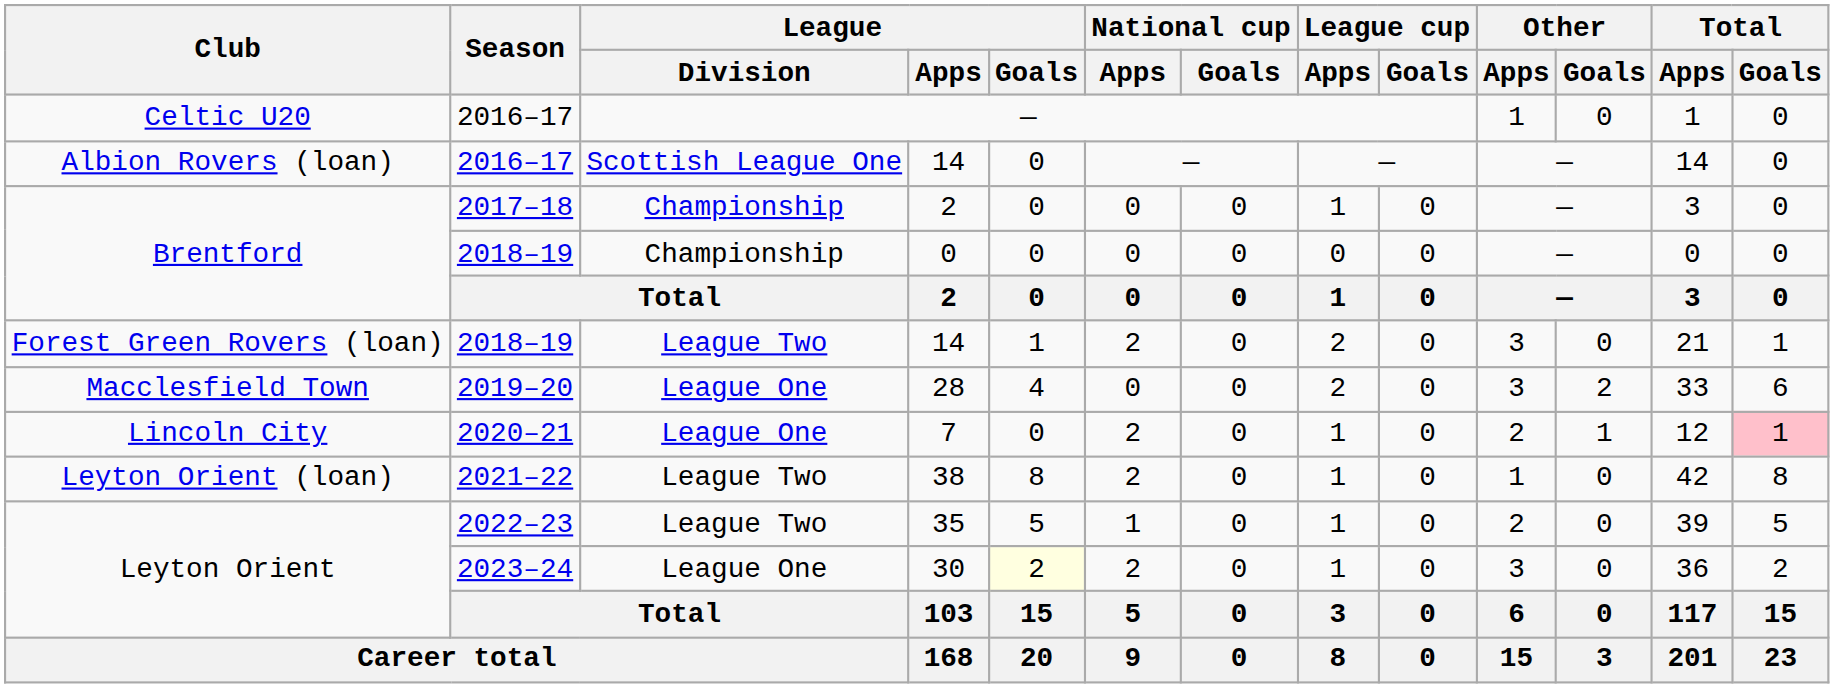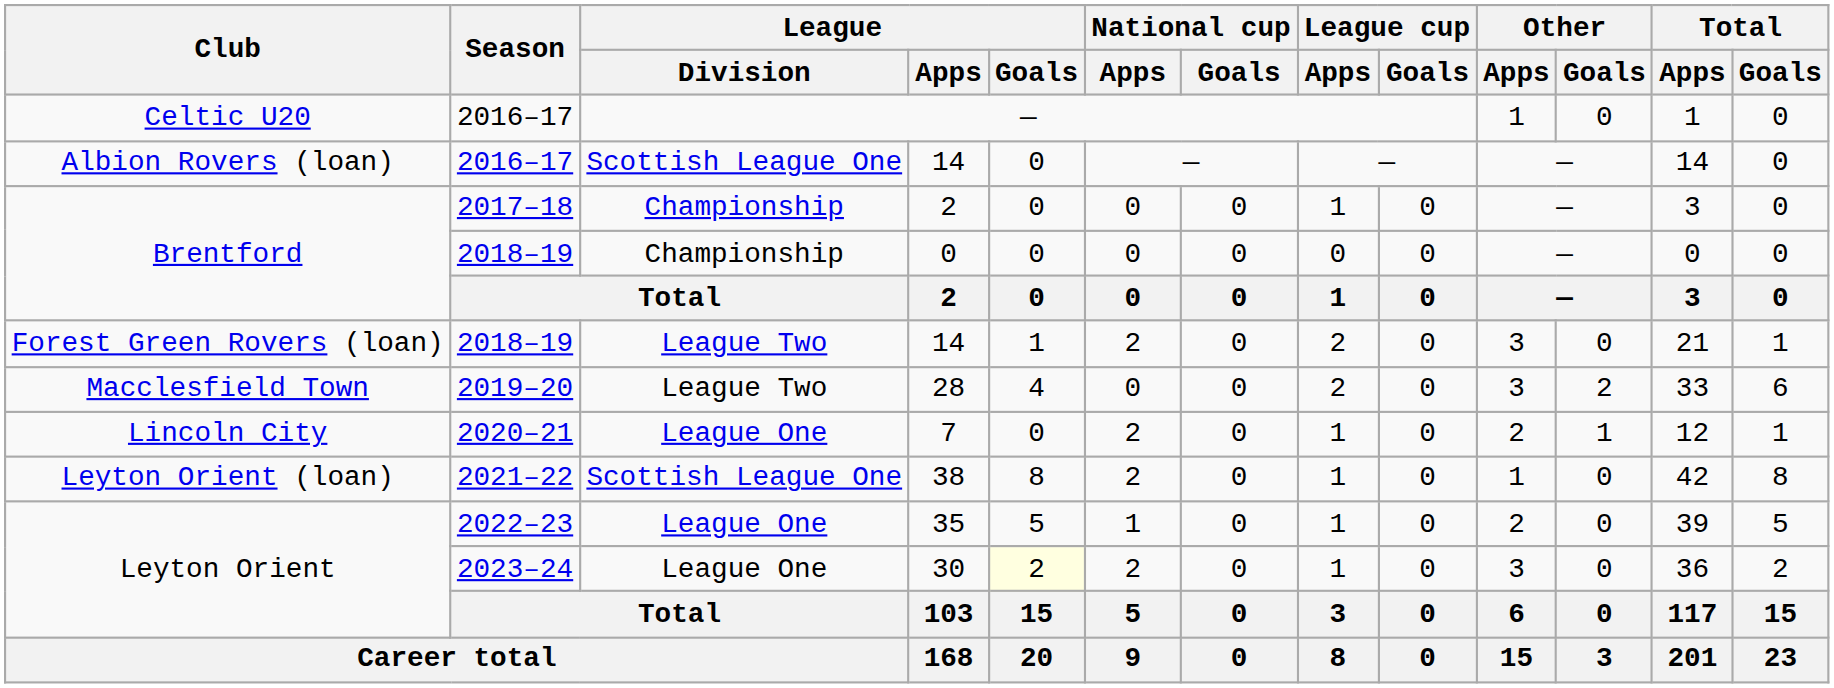(744, 389) League One -> (744, 389) League Two
(1780, 434) pink background -> (1780, 434) no background
(744, 479) League Two -> (744, 479) Scottish League One
(744, 524) League Two -> (744, 524) League One
